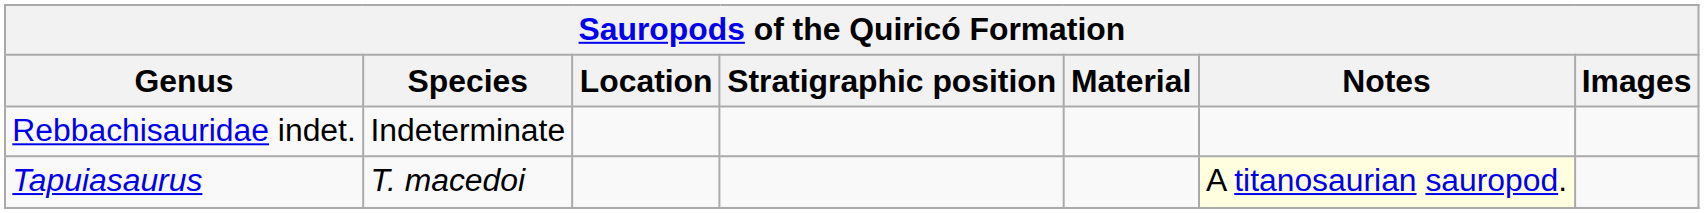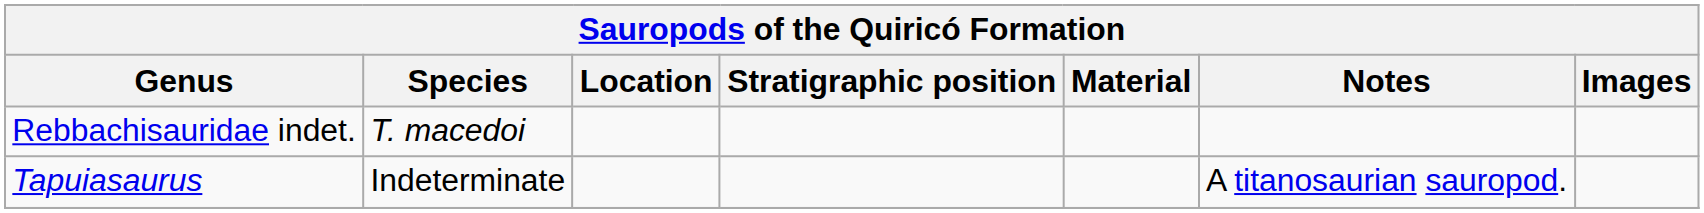(468, 130) Indeterminate -> (448, 130) T. macedoi
(448, 181) T. macedoi -> (468, 181) Indeterminate
(1386, 181) lightyellow background -> (1386, 181) no background
